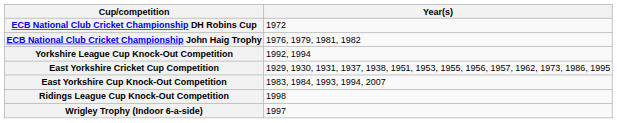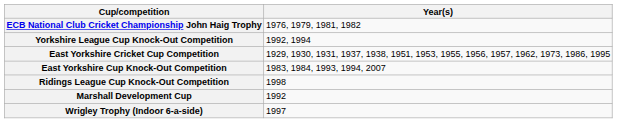- row: (134, 25)
+ row: (134, 96)
